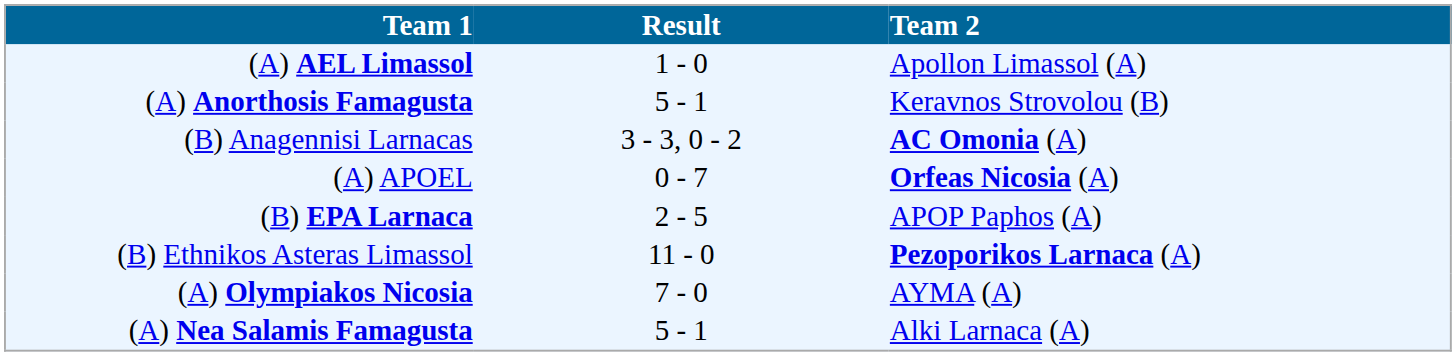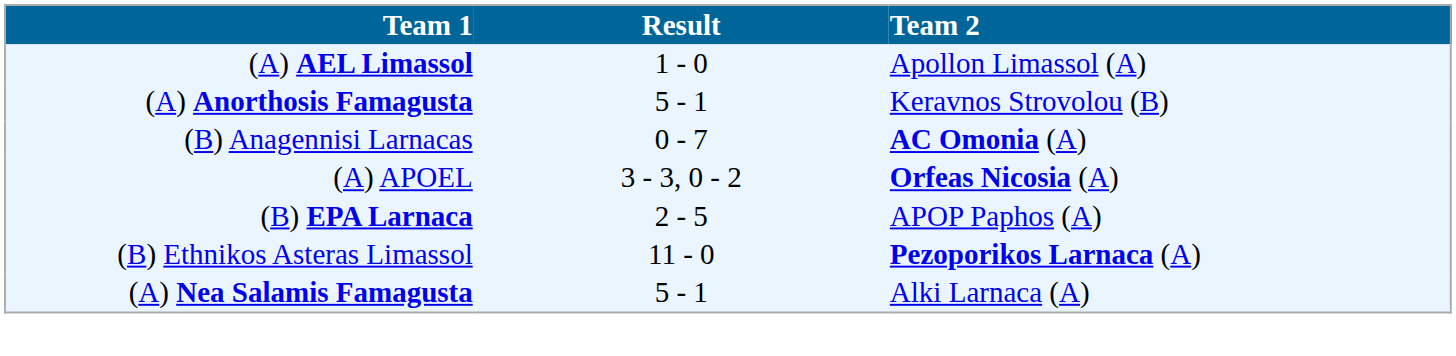(681, 139) 3 - 3, 0 - 2 -> (681, 139) 0 - 7
(681, 177) 0 - 7 -> (681, 177) 3 - 3, 0 - 2
- row: (325, 291)
